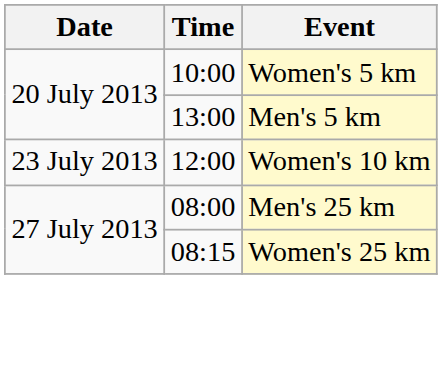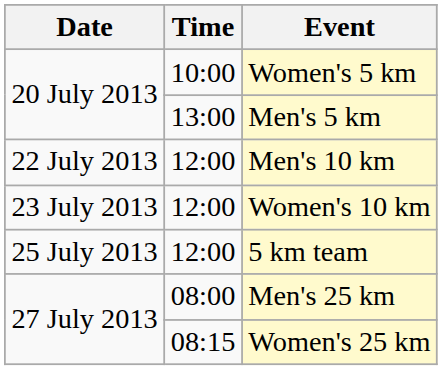+ row: (322, 161)
+ row: (308, 251)
